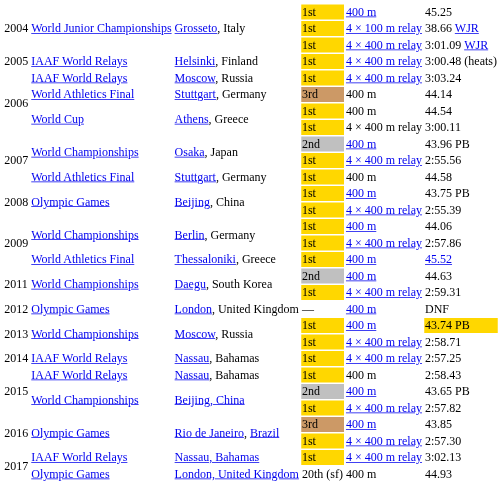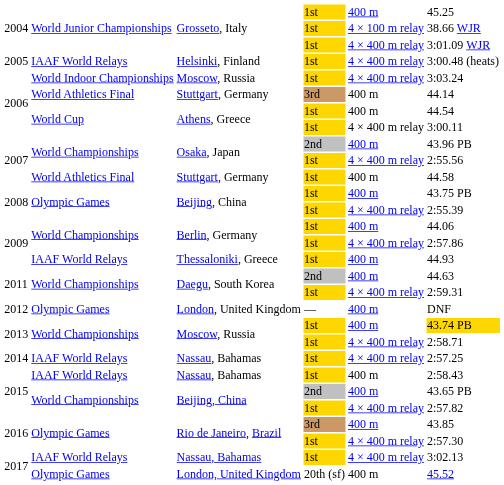(79, 78) IAAF World Relays -> (102, 78) World Indoor Championships
(83, 259) World Athletics Final -> (79, 259) IAAF World Relays
(439, 259) 45.52 -> (441, 259) 44.93
(439, 474) 44.93 -> (441, 474) 45.52
